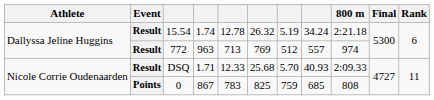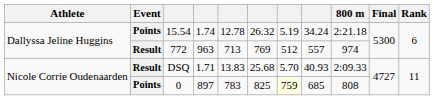(147, 31) Result -> (147, 31) Points
(232, 68) 12.33 -> (232, 68) 13.83
(205, 86) 867 -> (205, 86) 897
(289, 86) no background -> (289, 86) lightyellow background
